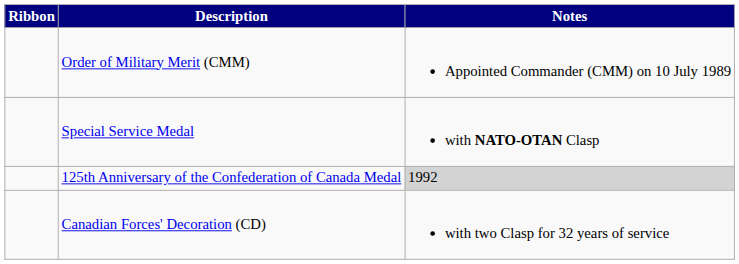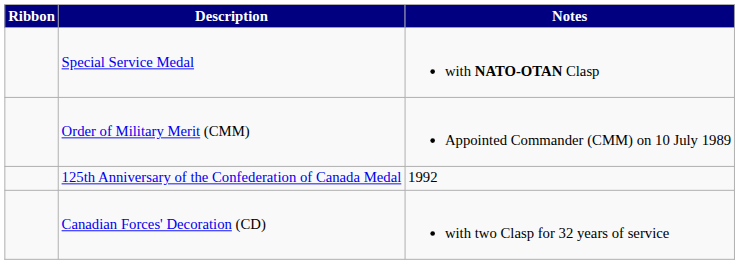rows swapped: (156, 62) <-> (128, 131)
(423, 178) lightgrey background -> (423, 178) no background
